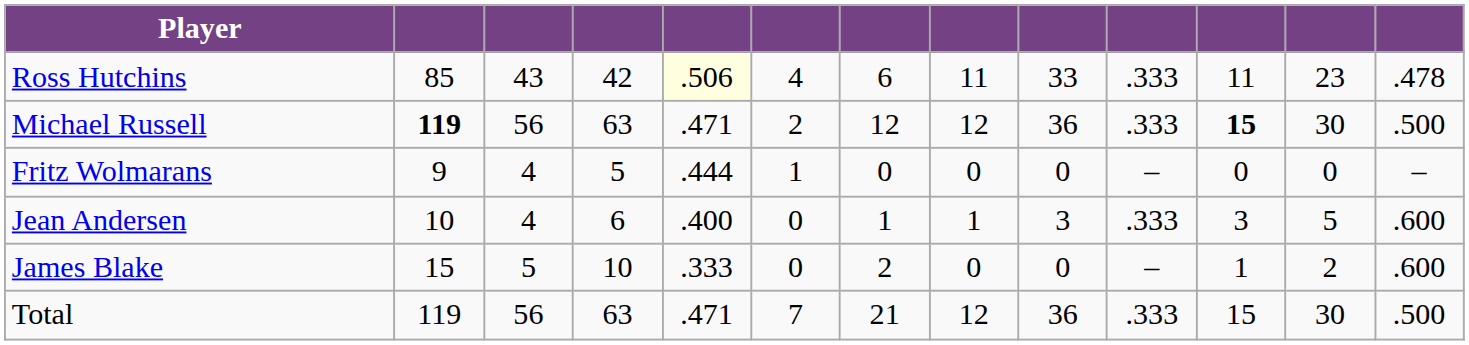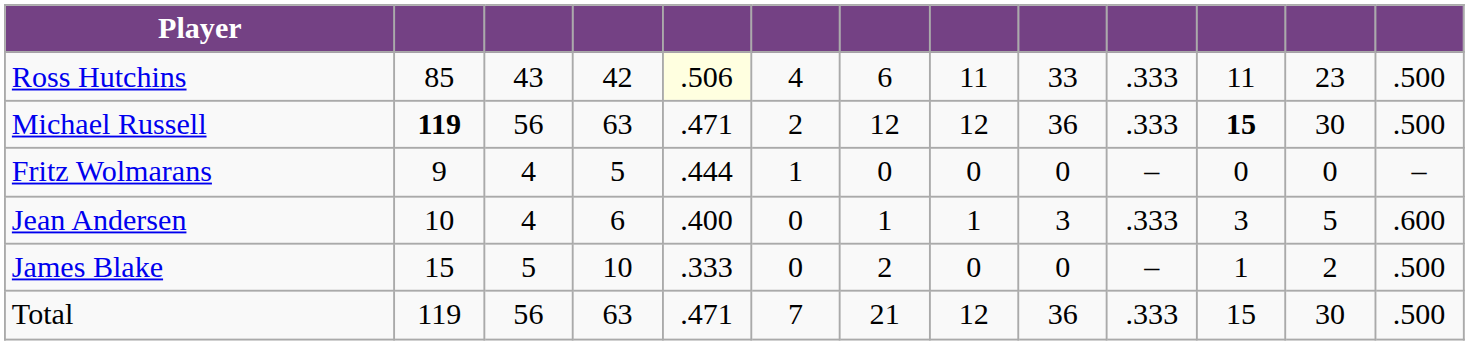(1419, 76) .478 -> (1419, 76) .500
(1419, 266) .600 -> (1419, 266) .500
